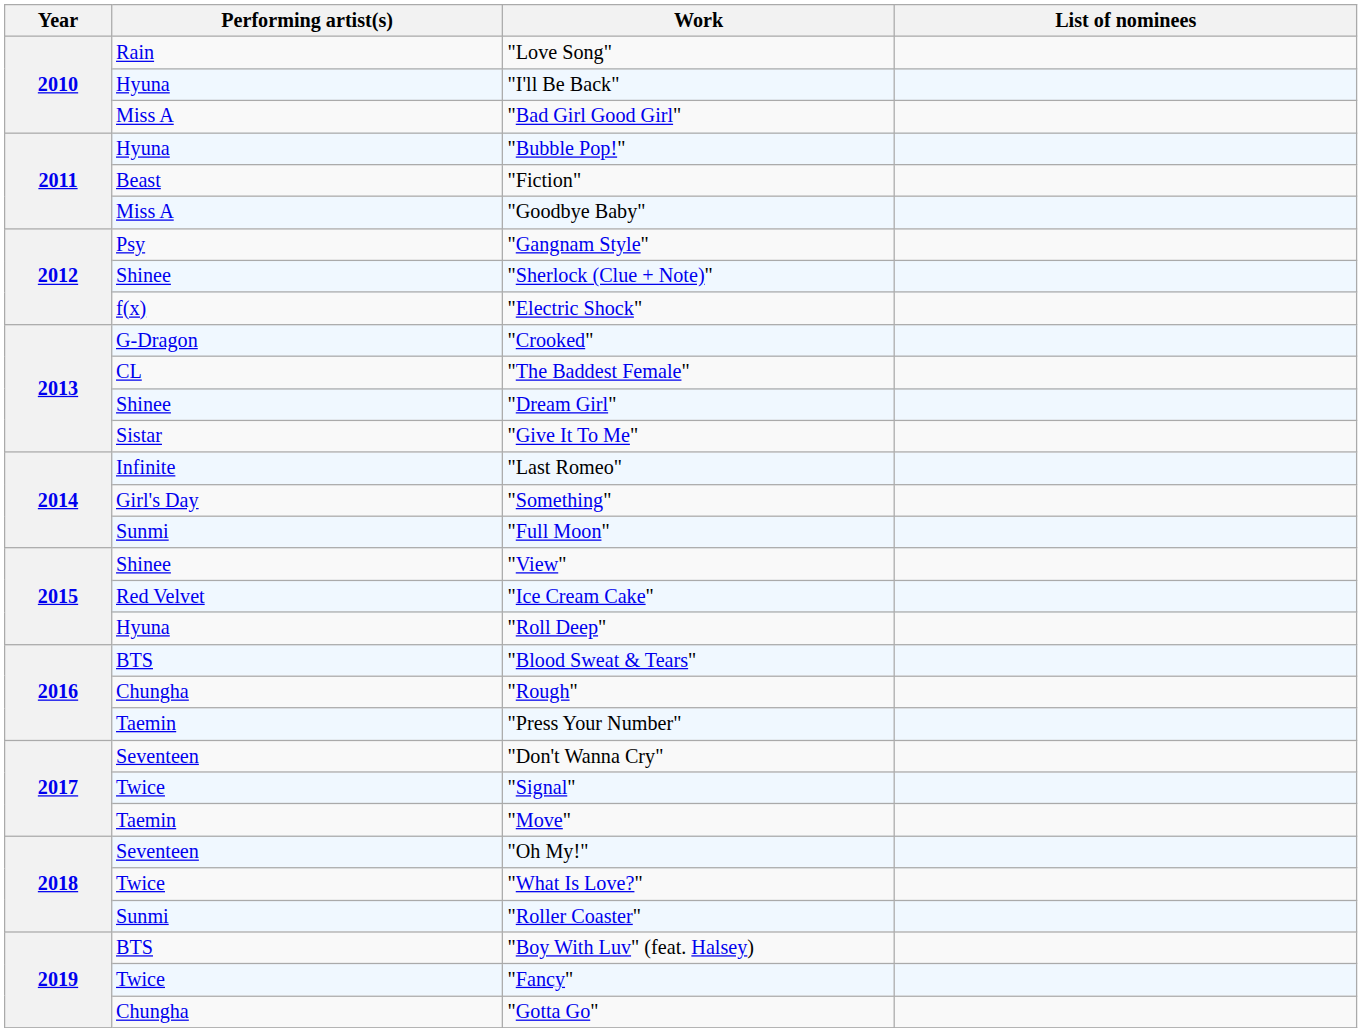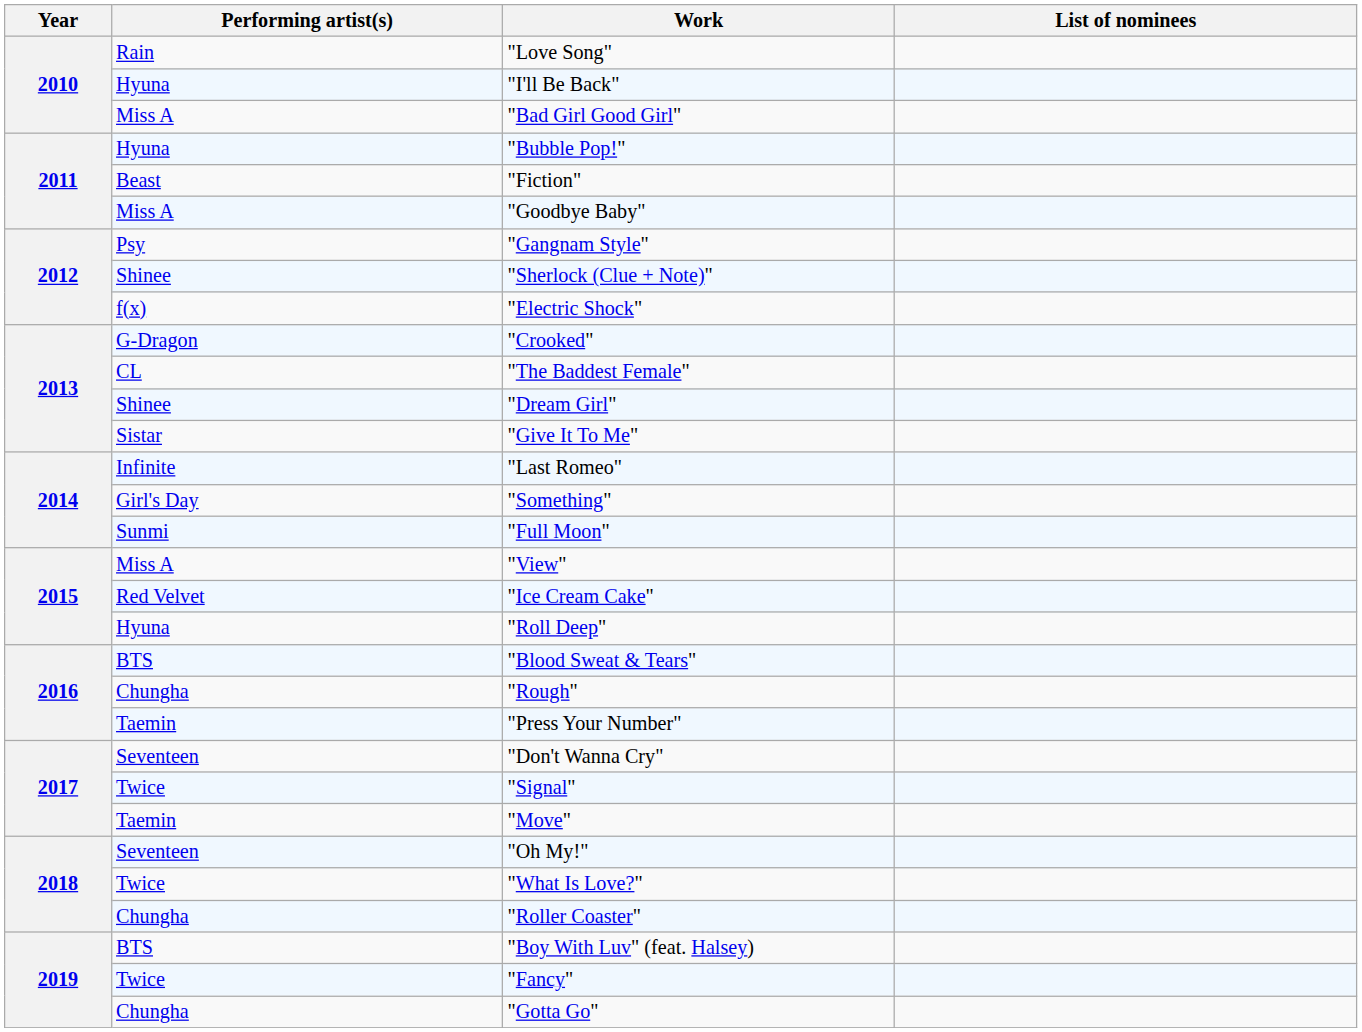(143, 564) Shinee -> (145, 564) Miss A
(142, 915) Sunmi -> (152, 915) Chungha
